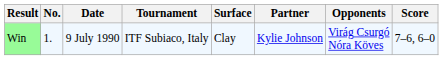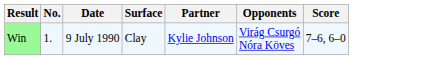- column: (167, 13)
